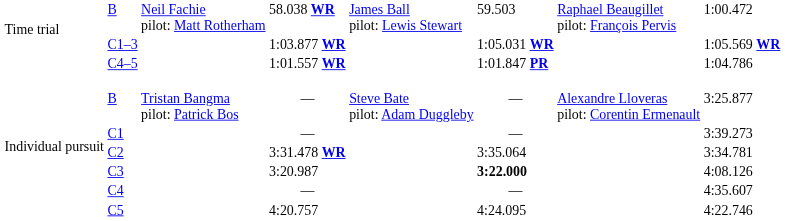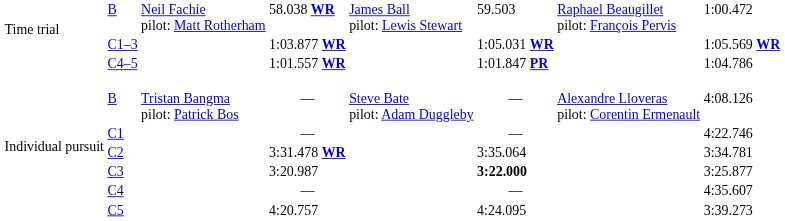(728, 98) 3:25.877 -> (728, 98) 4:08.126
(728, 133) 3:39.273 -> (728, 133) 4:22.746
(728, 171) 4:08.126 -> (728, 171) 3:25.877
(728, 210) 4:22.746 -> (728, 210) 3:39.273
